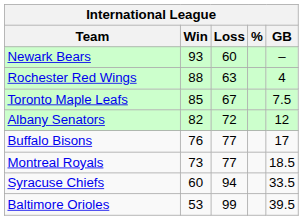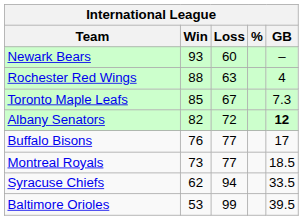(282, 99) 7.5 -> (282, 99) 7.3
(282, 120) normal -> (282, 120) bold
(196, 183) 60 -> (196, 183) 62
